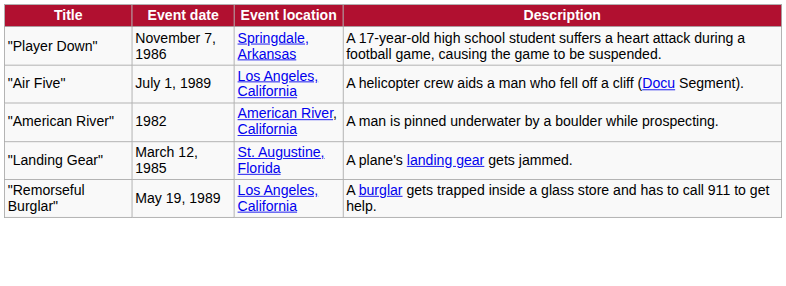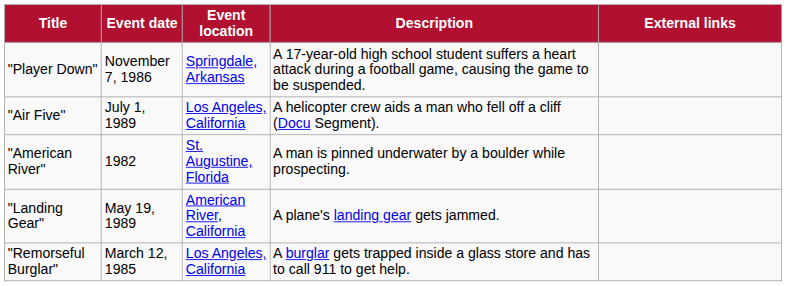+ column: (690, 23)
(287, 122) American River, California -> (219, 161) St. Augustine, Florida
(167, 160) March 12, 1985 -> (130, 215) May 19, 1989
(281, 160) St. Augustine, Florida -> (216, 215) American River, California
(178, 198) May 19, 1989 -> (136, 261) March 12, 1985
